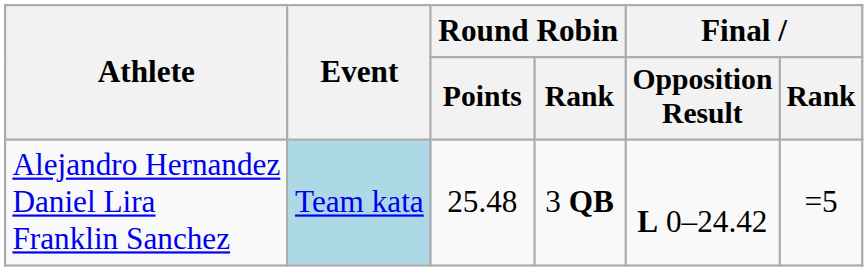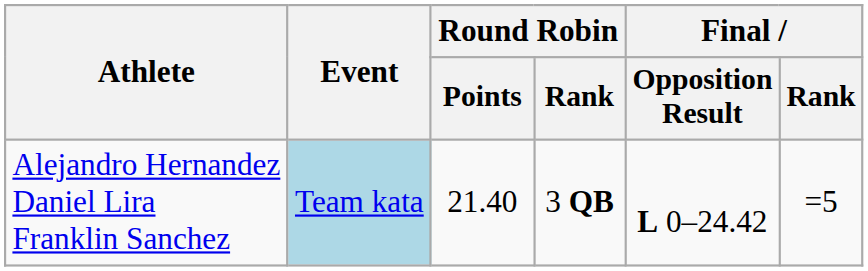(482, 202) 25.48 -> (482, 202) 21.40
